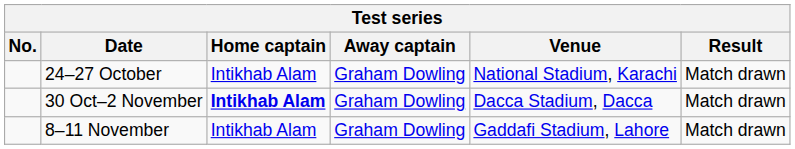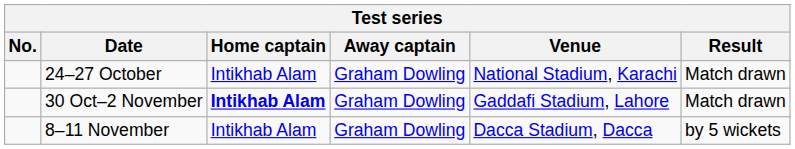(563, 102) Dacca Stadium, Dacca -> (571, 102) Gaddafi Stadium, Lahore
(571, 130) Gaddafi Stadium, Lahore -> (563, 130) Dacca Stadium, Dacca
(735, 130) Match drawn -> (733, 130) by 5 wickets
